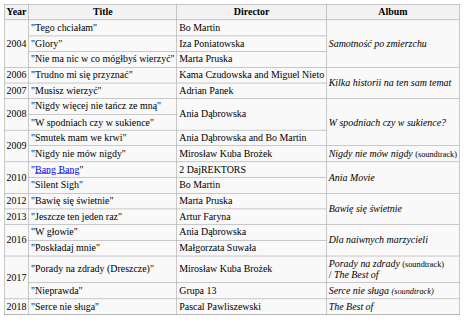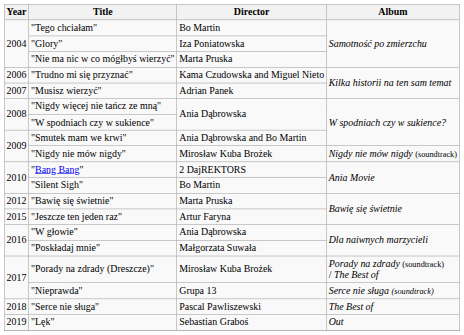(17, 216) 2013 -> (17, 216) 2015
+ row: (43, 322)
